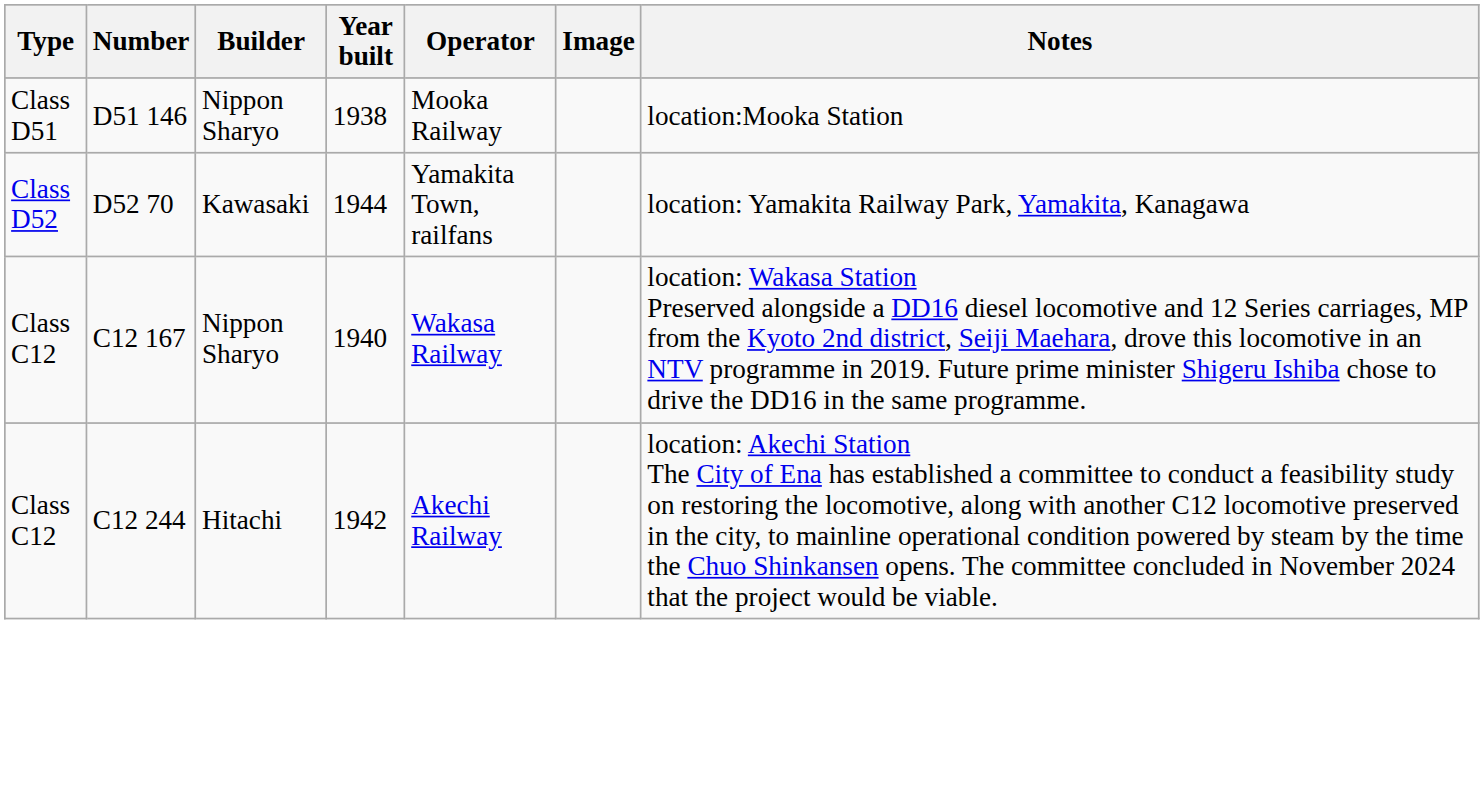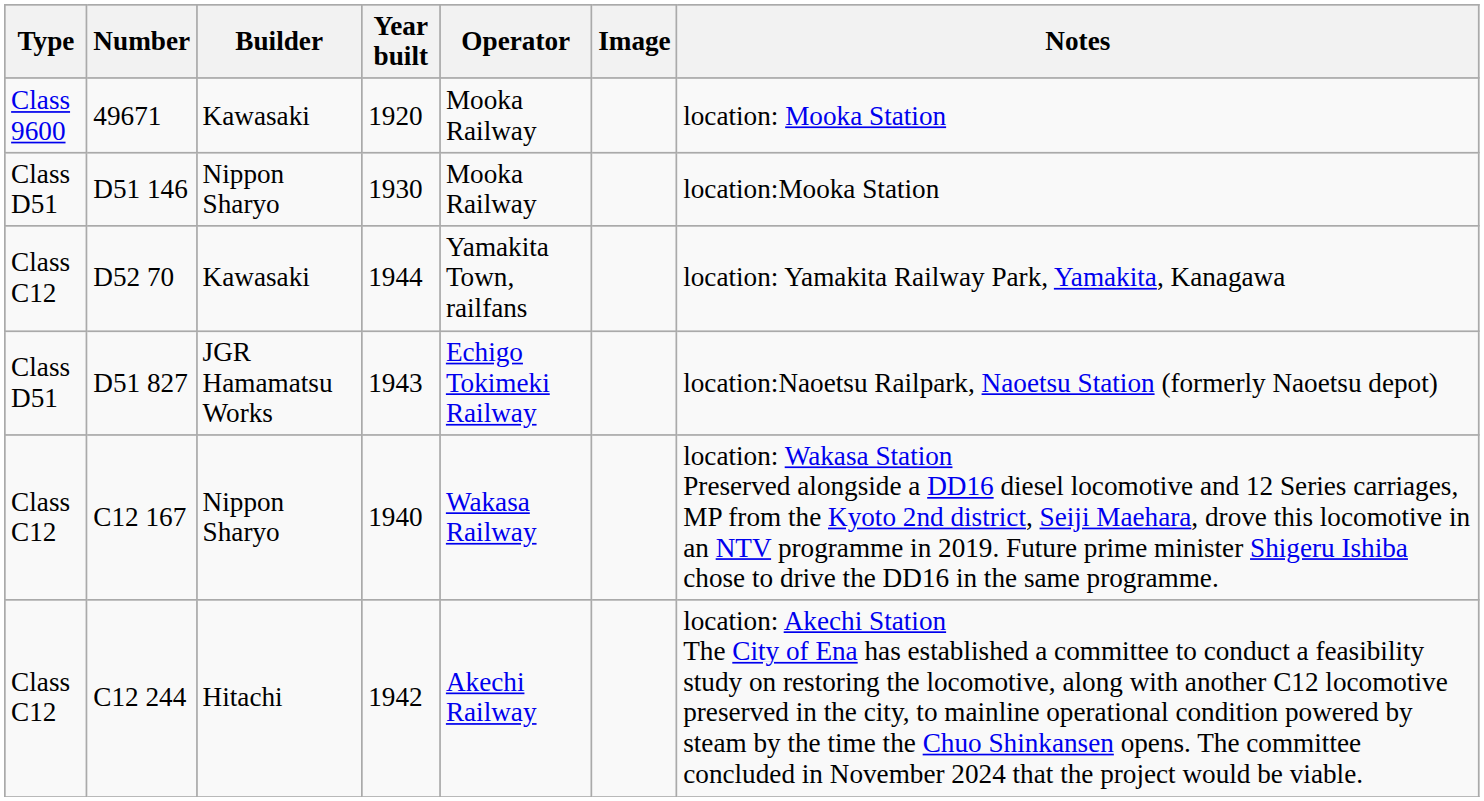+ row: (127, 115)
(360, 115) 1938 -> (395, 188) 1930
(41, 204) Class D52 -> (41, 277) Class C12
+ row: (141, 382)
